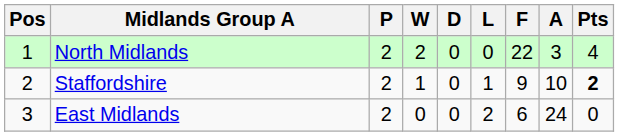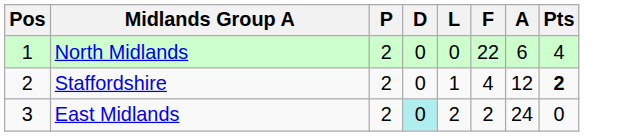- column: (420, 20)
(556, 51) 3 -> (522, 51) 6
(522, 83) 9 -> (488, 83) 4
(556, 83) 10 -> (522, 83) 12
(454, 114) no background -> (420, 114) paleturquoise background
(522, 114) 6 -> (488, 114) 2
